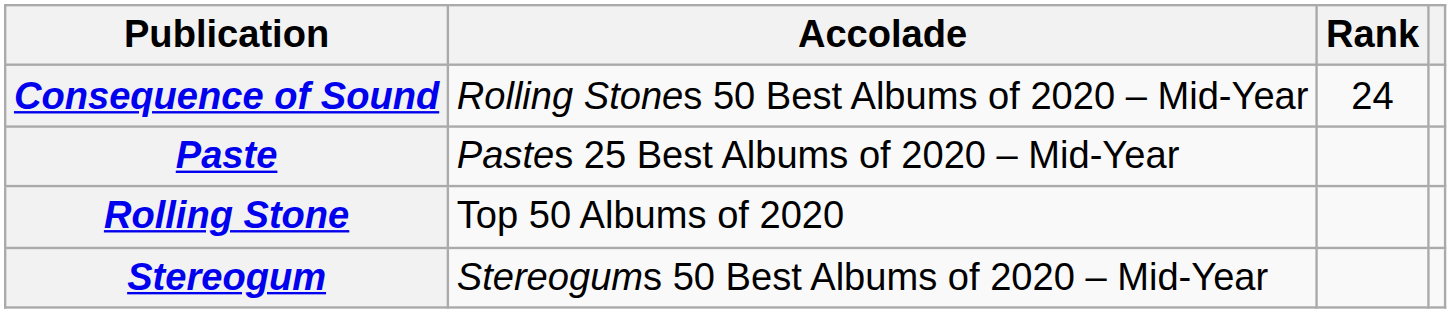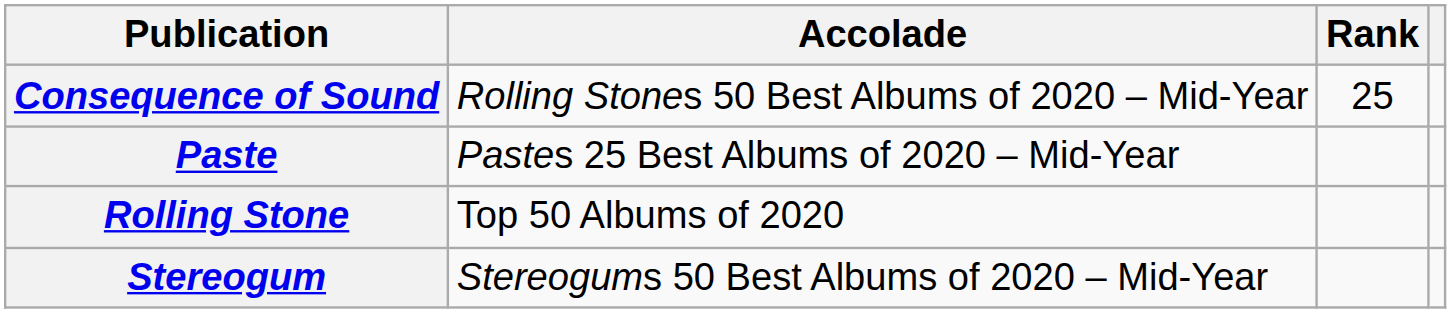(1373, 95) 24 -> (1373, 95) 25
